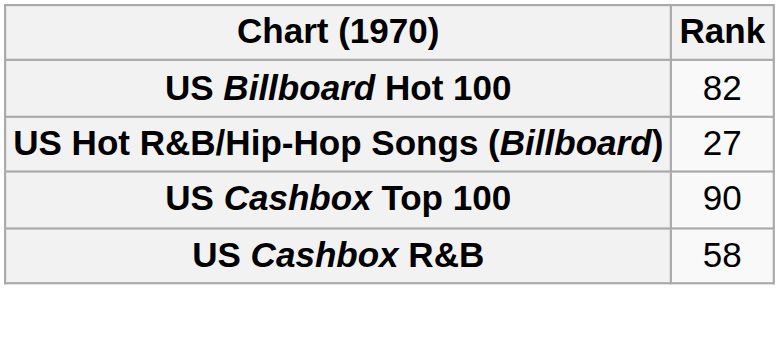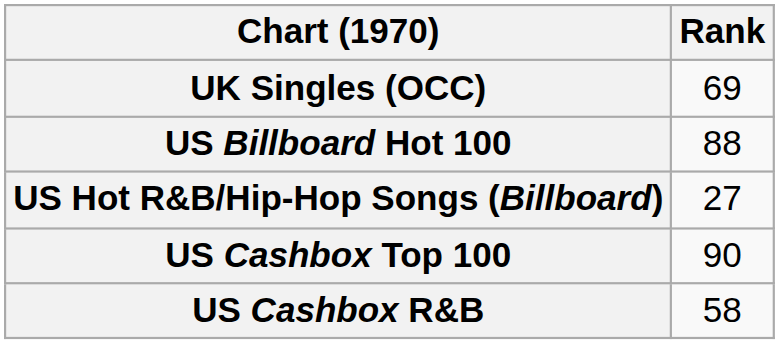+ row: (338, 87)
(722, 87) 82 -> (722, 143) 88
